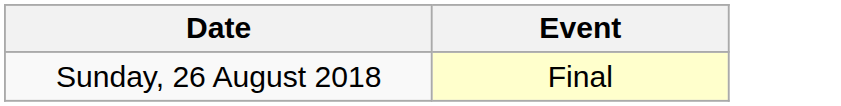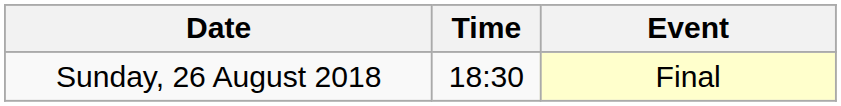+ column: (486, 28)
